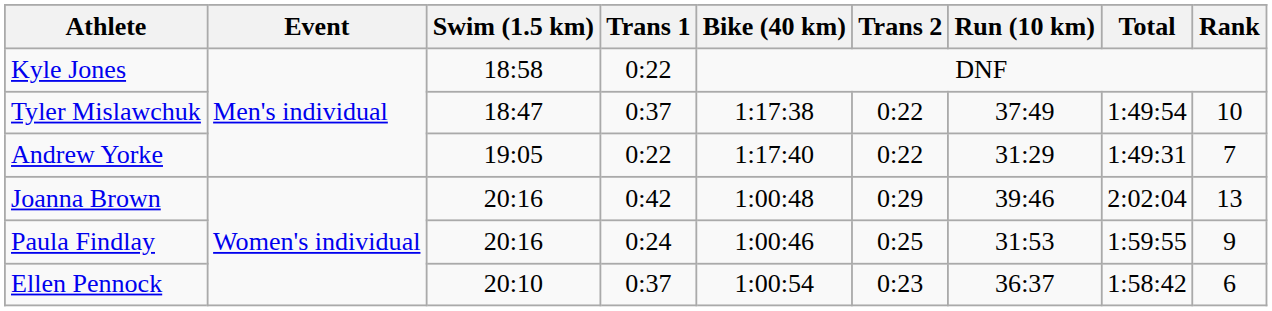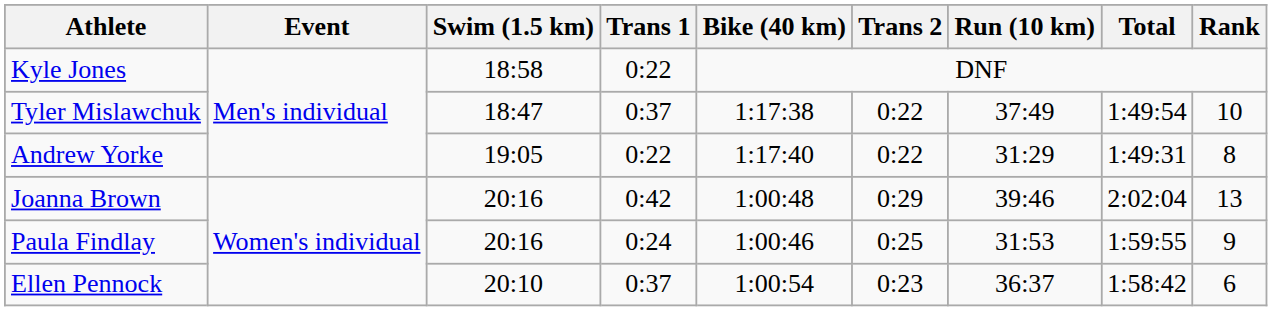(1229, 155) 7 -> (1229, 155) 8
